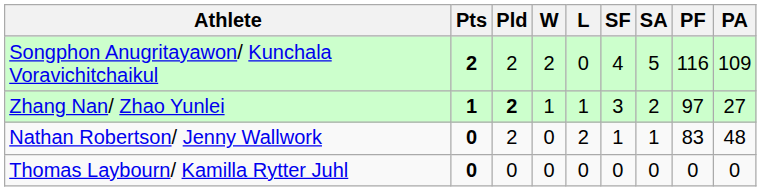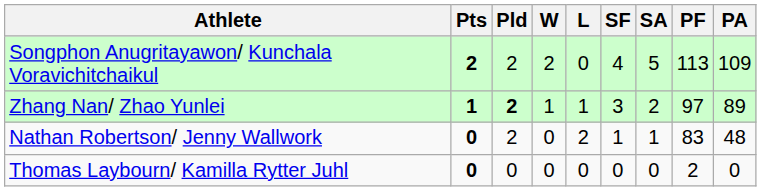(693, 63) 116 -> (693, 63) 113
(735, 106) 27 -> (735, 106) 89
(693, 169) 0 -> (693, 169) 2
